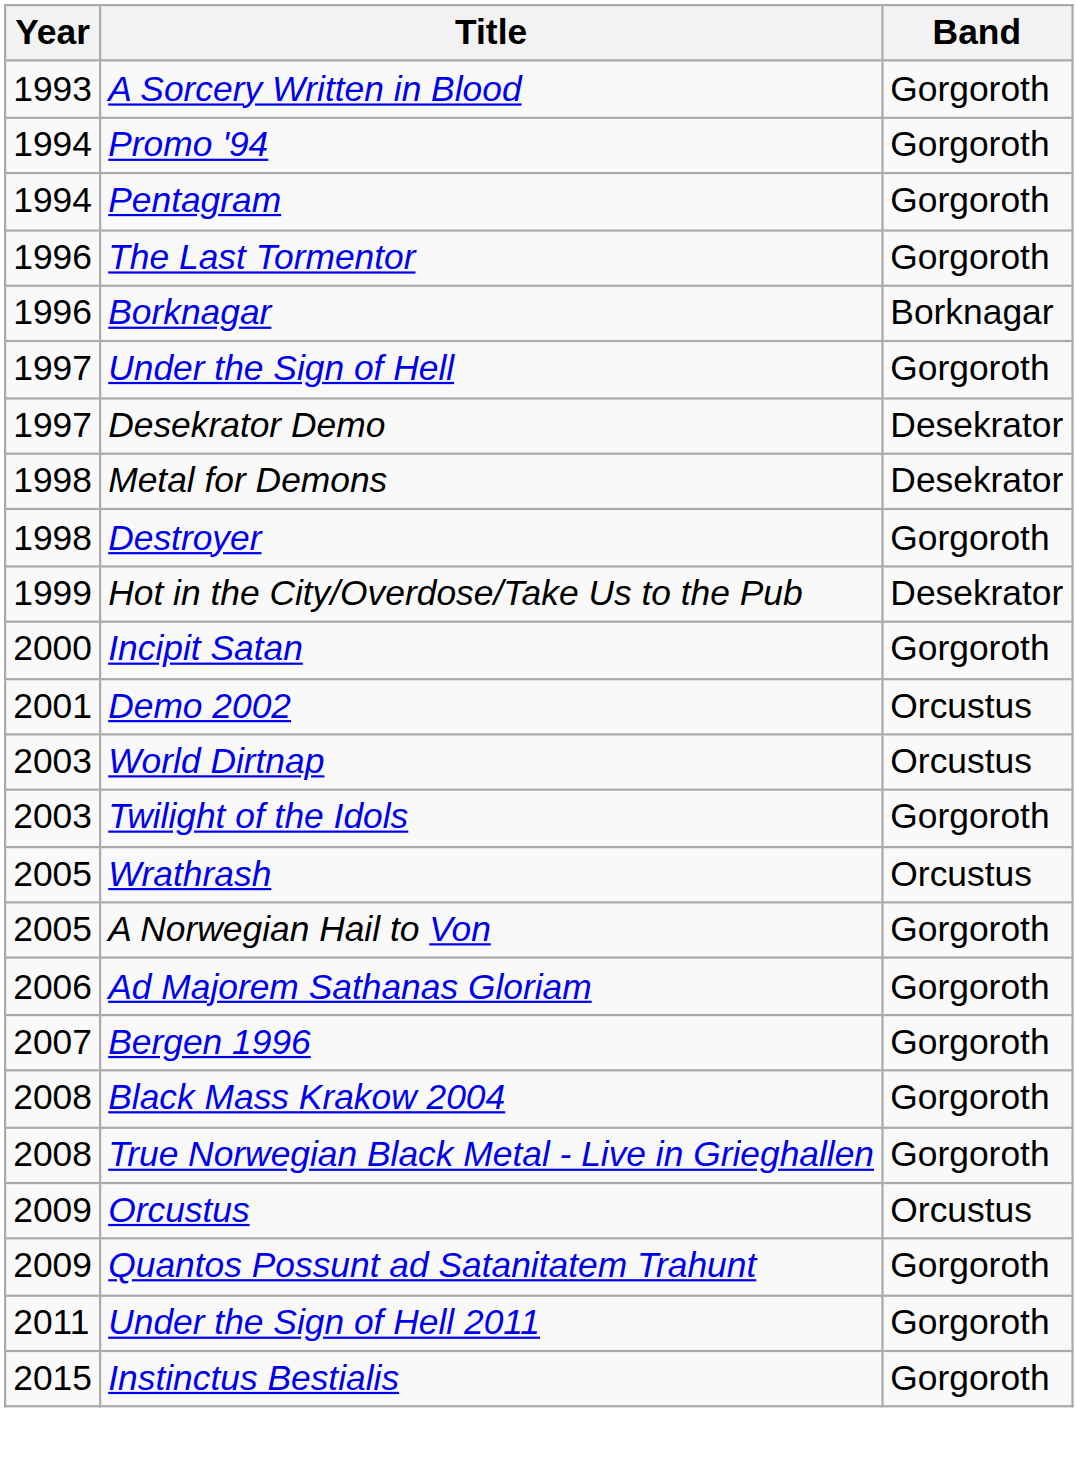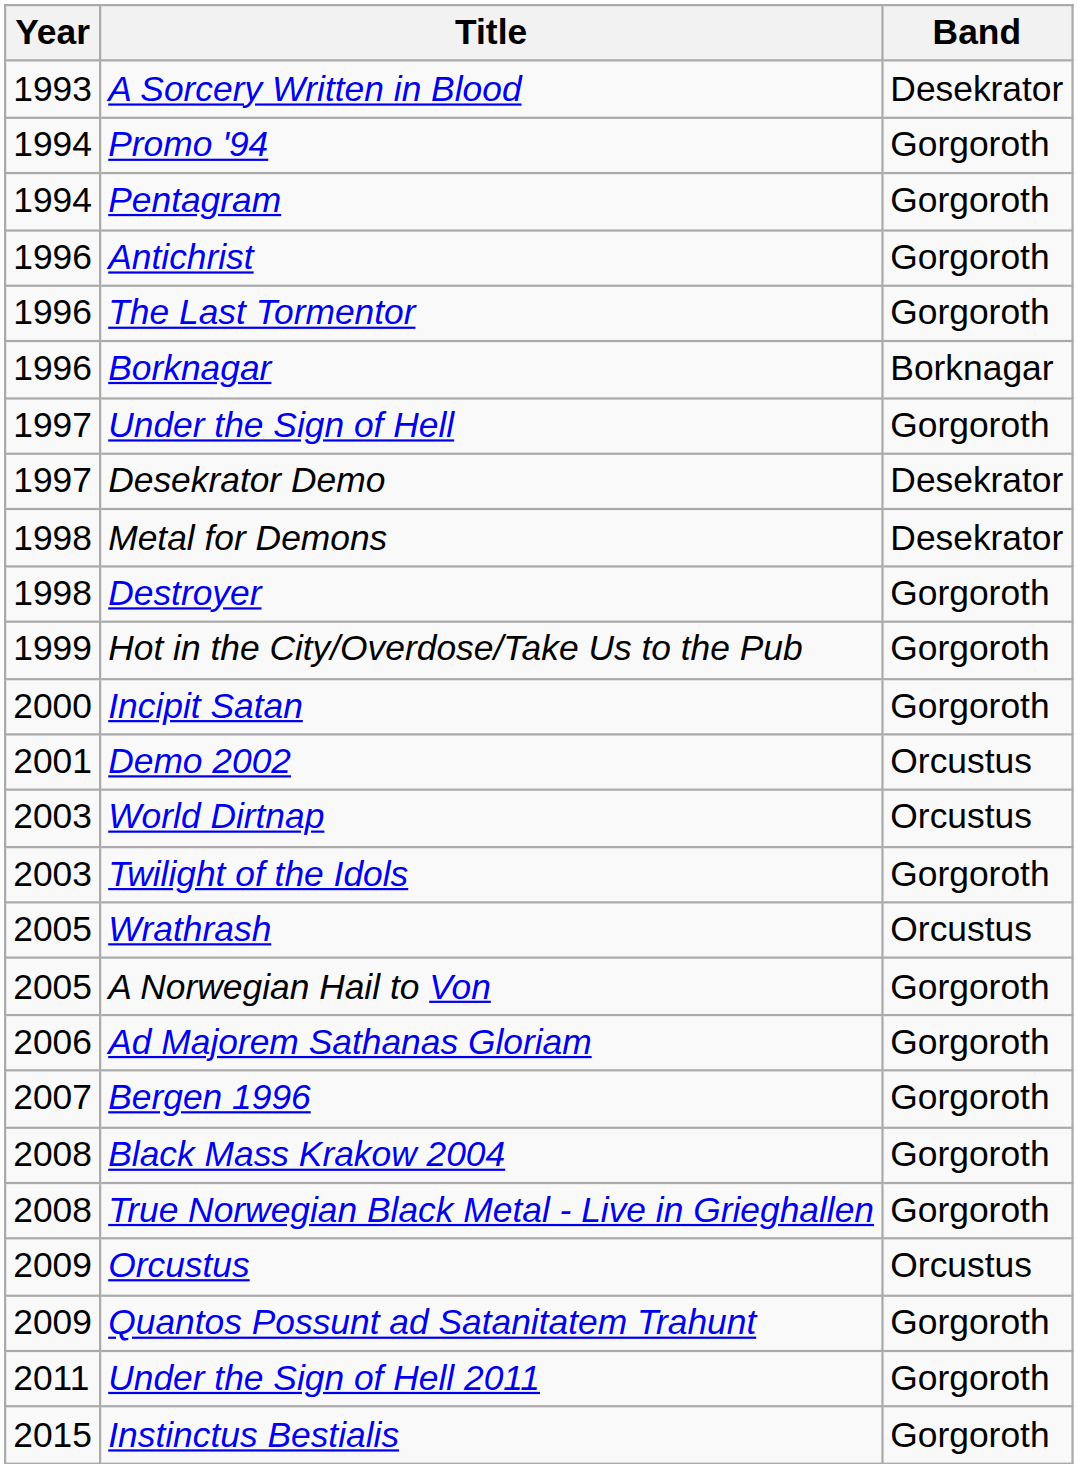(970, 88) Gorgoroth -> (977, 88) Desekrator
+ row: (181, 256)
(977, 593) Desekrator -> (970, 649) Gorgoroth
